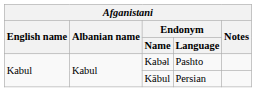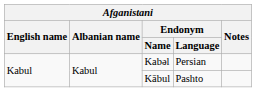(189, 62) Pashto -> (191, 62) Persian
(191, 78) Persian -> (189, 78) Pashto
